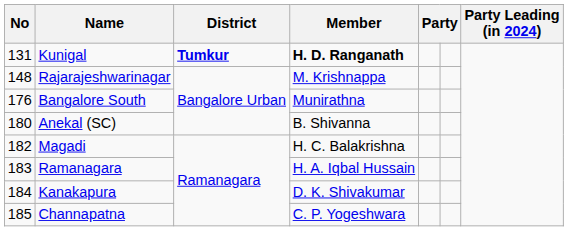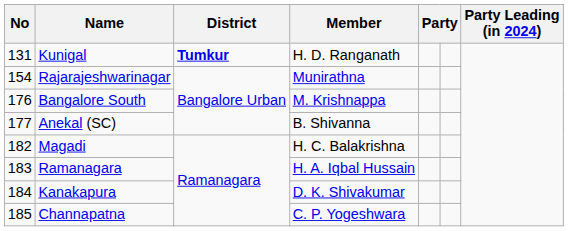(348, 54) bold -> (346, 54) normal
(20, 77) 148 -> (20, 77) 154
(339, 77) M. Krishnappa -> (329, 77) Munirathna
(329, 100) Munirathna -> (339, 100) M. Krishnappa
(20, 123) 180 -> (20, 123) 177
